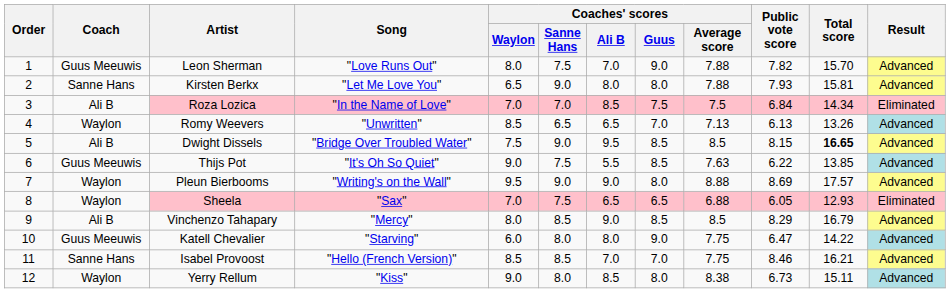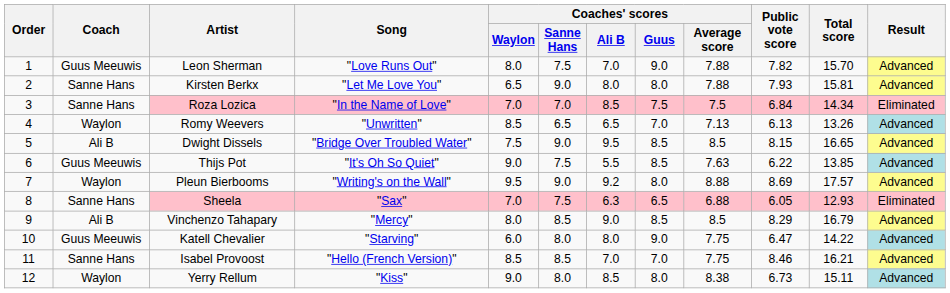(101, 104) Ali B -> (101, 104) Sanne Hans
(838, 143) bold -> (838, 143) normal
(611, 182) 9.0 -> (611, 182) 9.2
(101, 201) Waylon -> (101, 201) Sanne Hans
(611, 201) 6.5 -> (611, 201) 6.3
